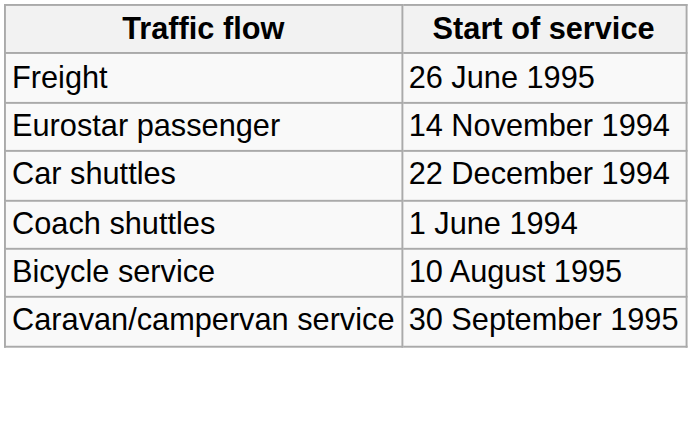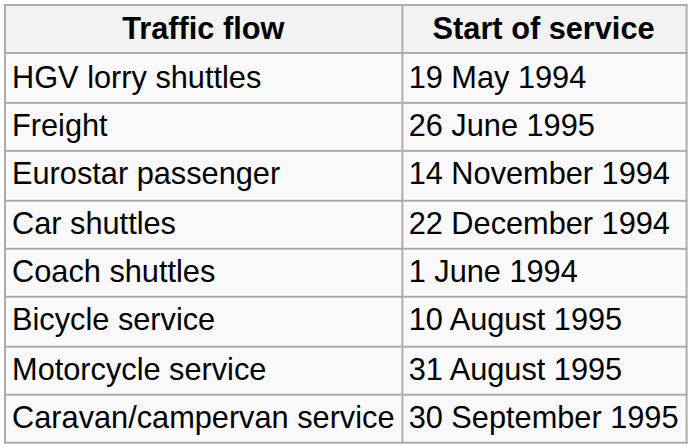+ row: (137, 77)
+ row: (139, 369)
